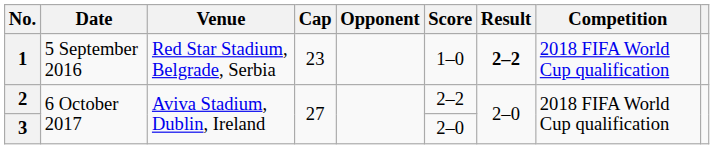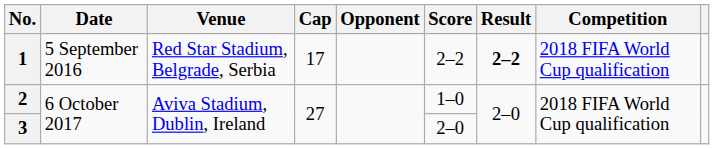(315, 59) 23 -> (315, 59) 17
(450, 59) 1–0 -> (450, 59) 2–2
(450, 98) 2–2 -> (450, 98) 1–0
